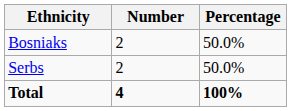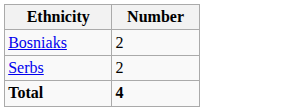- column: (243, 17)
